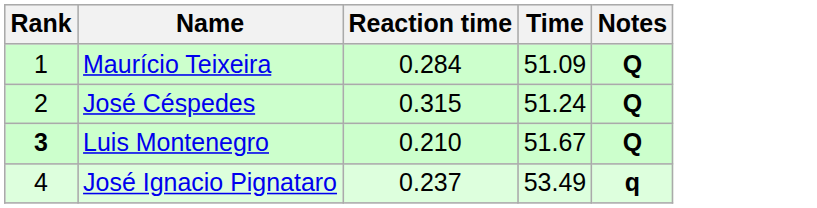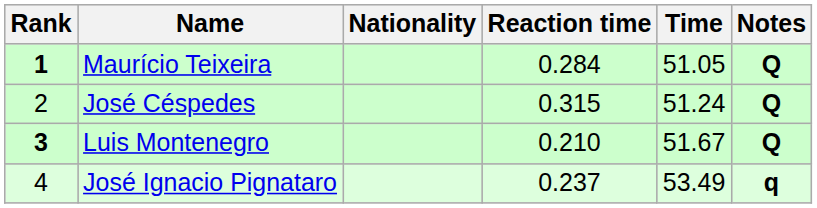+ column: (412, 24)
(41, 63) normal -> (41, 63) bold
(555, 63) 51.09 -> (694, 63) 51.05
